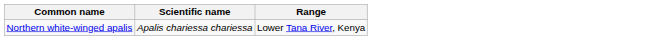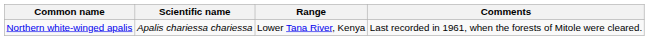+ column: (506, 12)
